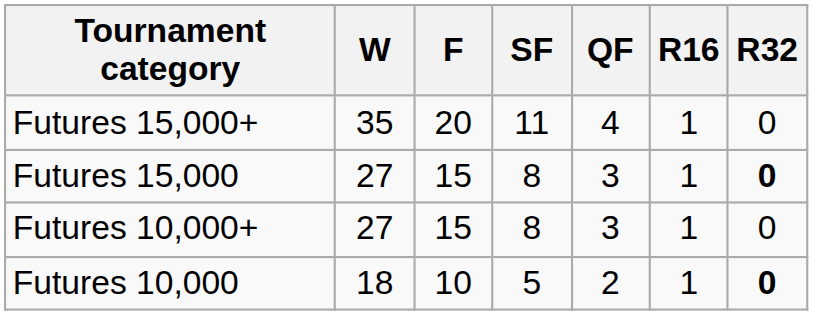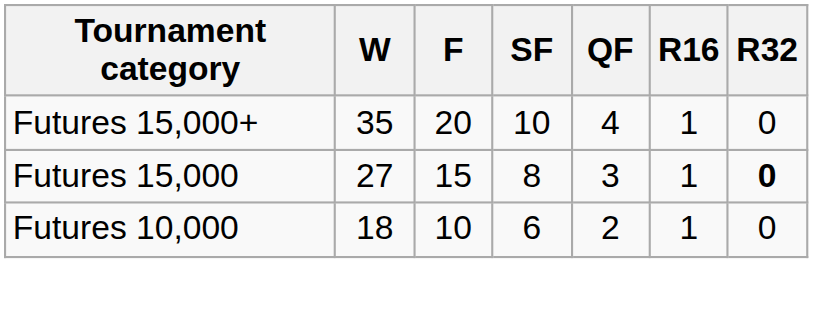(532, 122) 11 -> (532, 122) 10
- row: (136, 228)
(532, 282) 5 -> (532, 228) 6
(767, 282) bold -> (767, 228) normal
